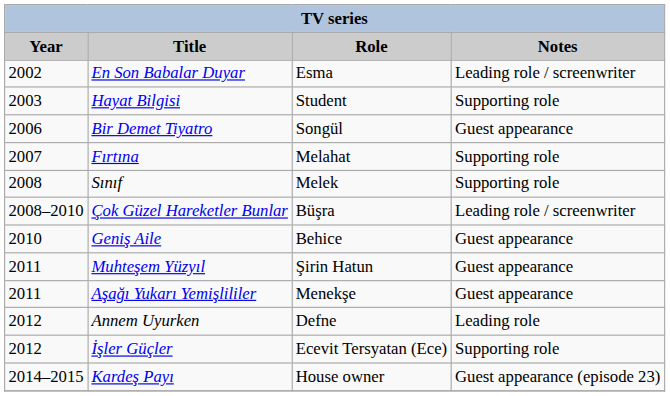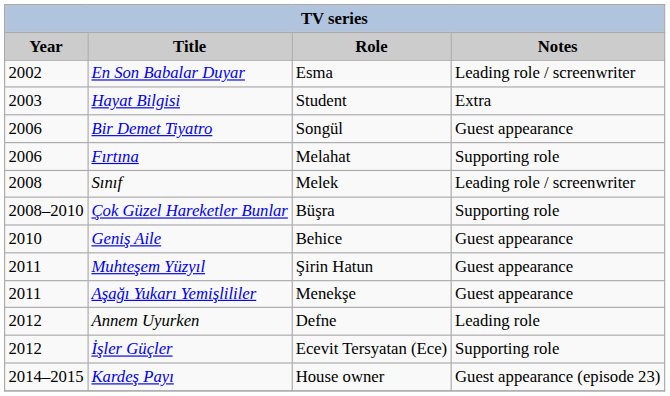(507, 101) Supporting role -> (473, 101) Extra
(25, 156) 2007 -> (25, 156) 2006
(507, 183) Supporting role -> (545, 183) Leading role / screenwriter
(545, 211) Leading role / screenwriter -> (507, 211) Supporting role
